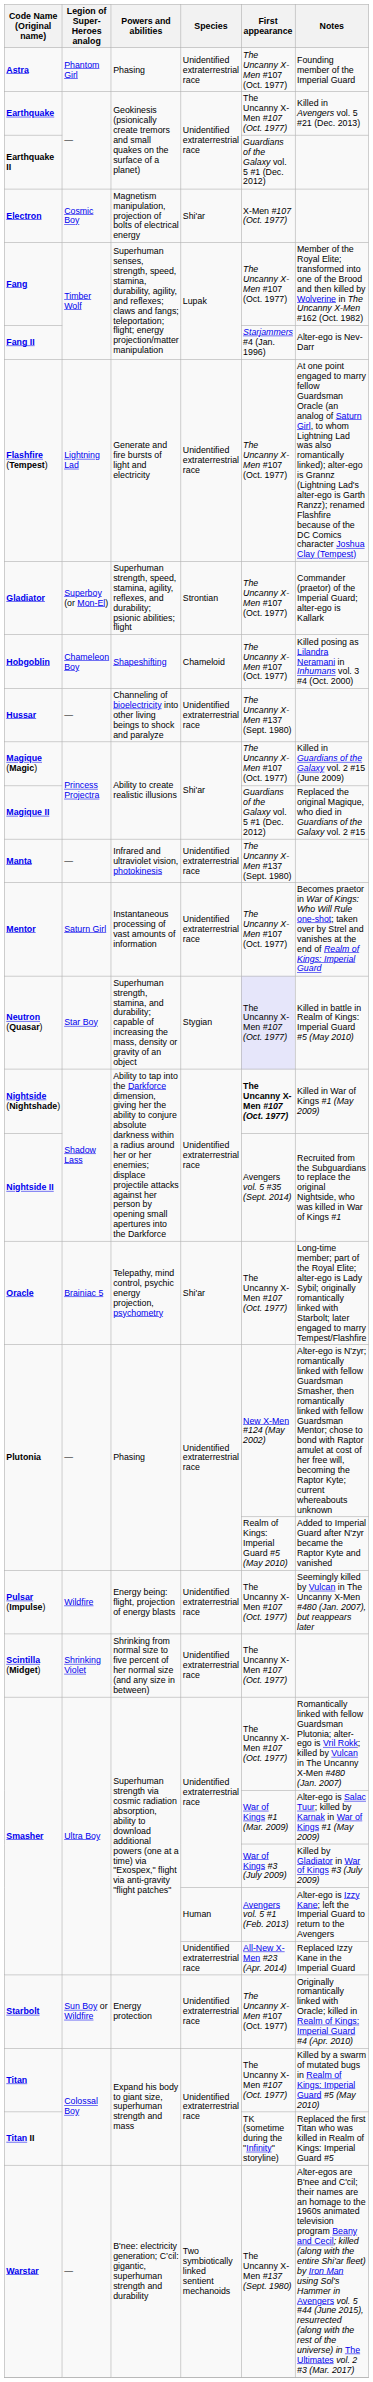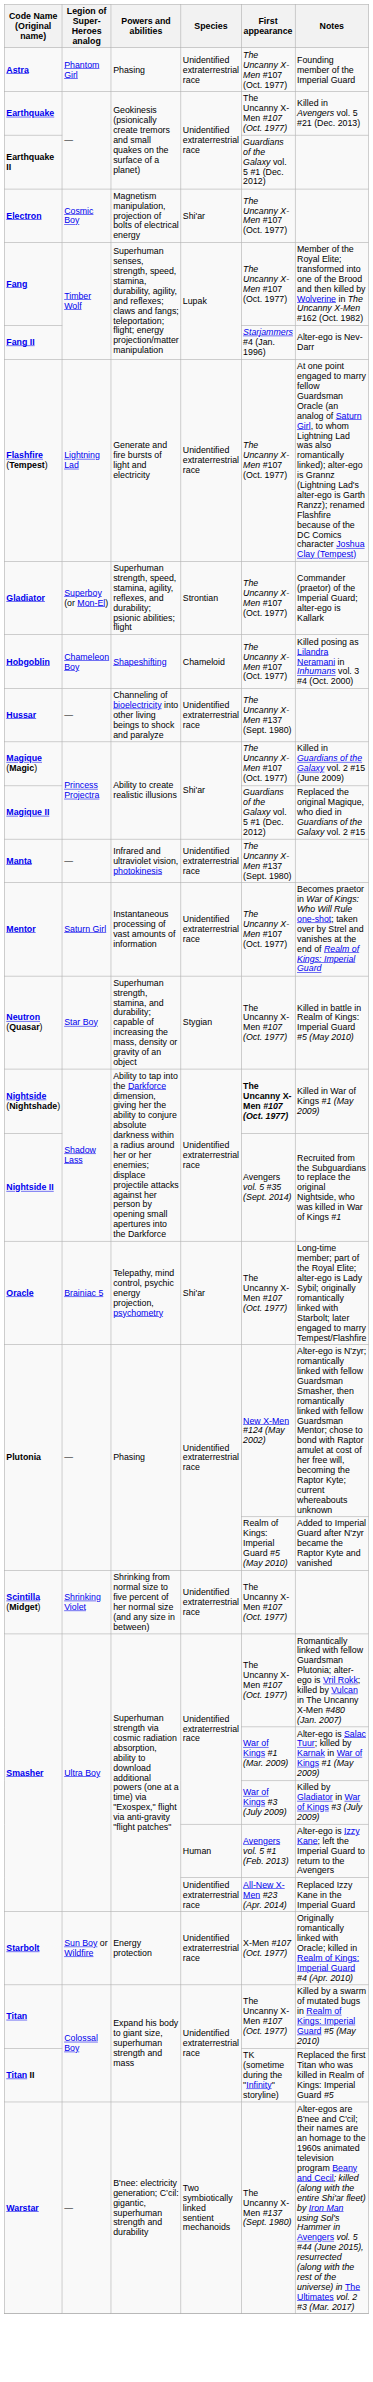(267, 215) X-Men #107 (Oct. 1977) -> (266, 215) The Uncanny X-Men #107 (Oct. 1977)
(266, 1022) lavender background -> (266, 1022) no background
- row: (26, 1602)
(266, 2011) The Uncanny X-Men #107 (Oct. 1977) -> (267, 1948) X-Men #107 (Oct. 1977)
